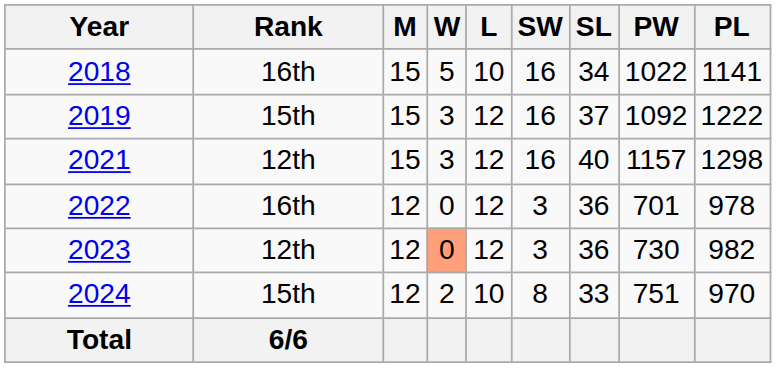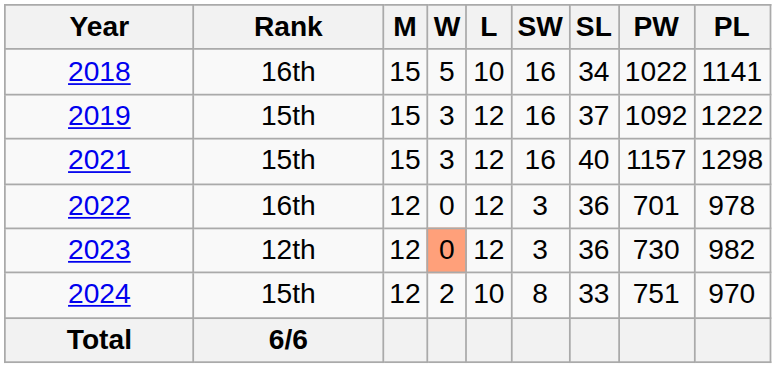(288, 160) 12th -> (288, 160) 15th
